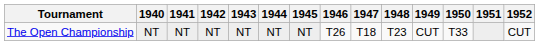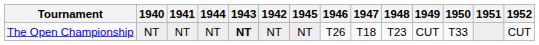columns swapped: (213, 14) <-> (274, 14)
(244, 32) normal -> (244, 32) bold
